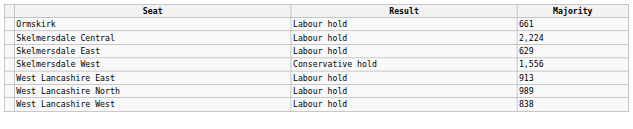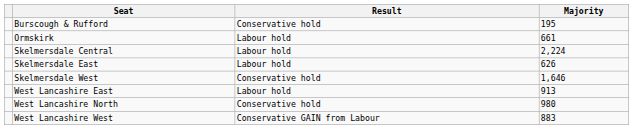+ row: (61, 24)
(526, 51) 629 -> (548, 64) 626
(531, 64) 1,556 -> (553, 78) 1,646
(320, 91) Labour hold -> (279, 104) Conservative hold
(526, 91) 989 -> (548, 104) 980
(320, 104) Labour hold -> (308, 118) Conservative GAIN from Labour
(526, 104) 838 -> (548, 118) 883
